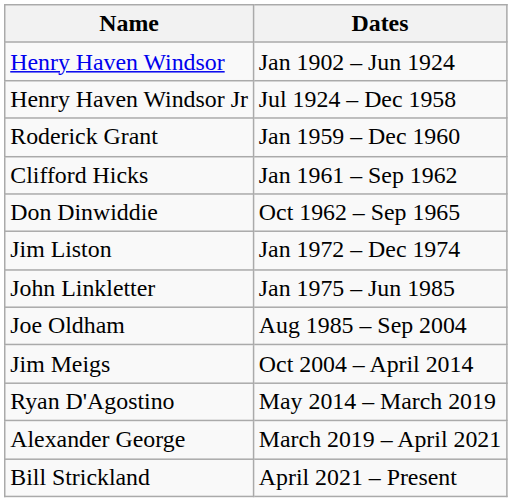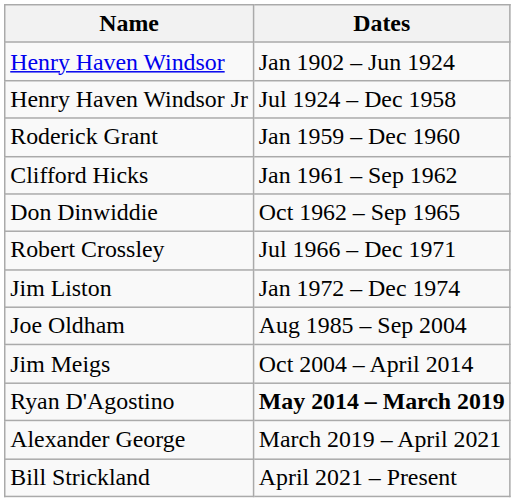+ row: (87, 250)
- row: (83, 288)
(377, 401) normal -> (382, 401) bold
